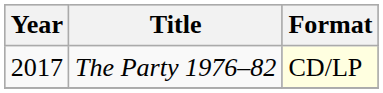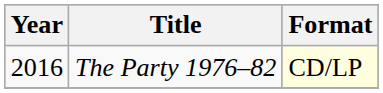(37, 66) 2017 -> (37, 66) 2016
